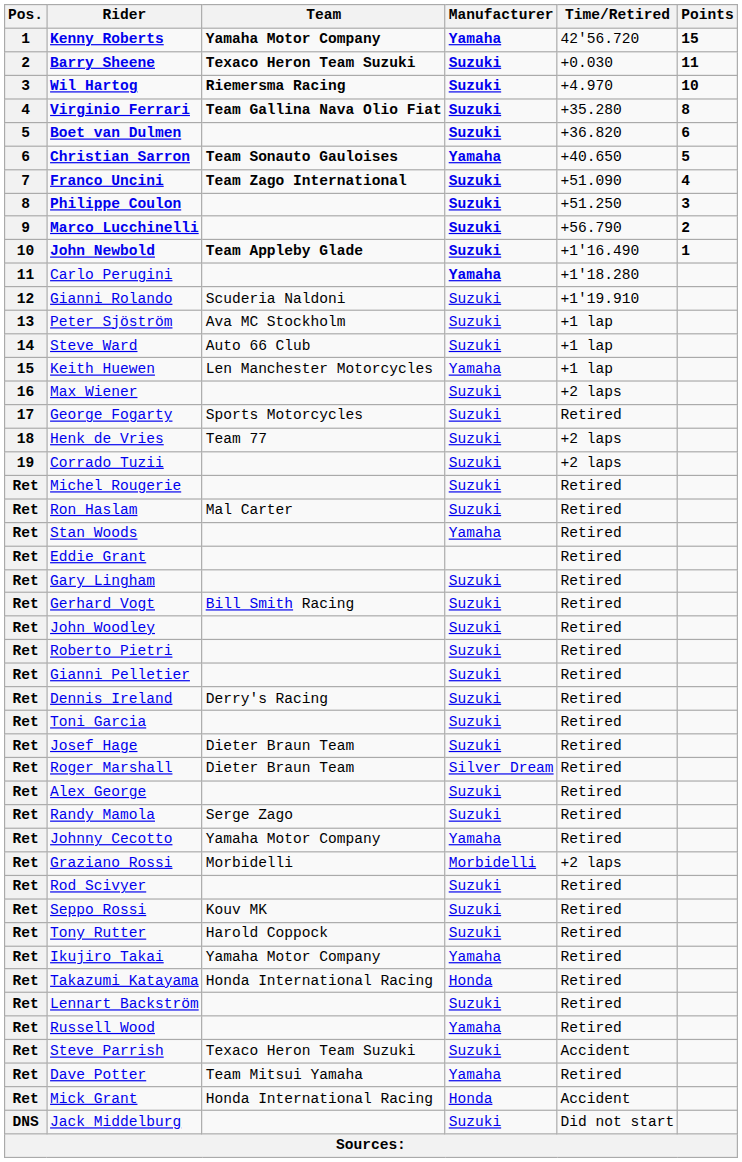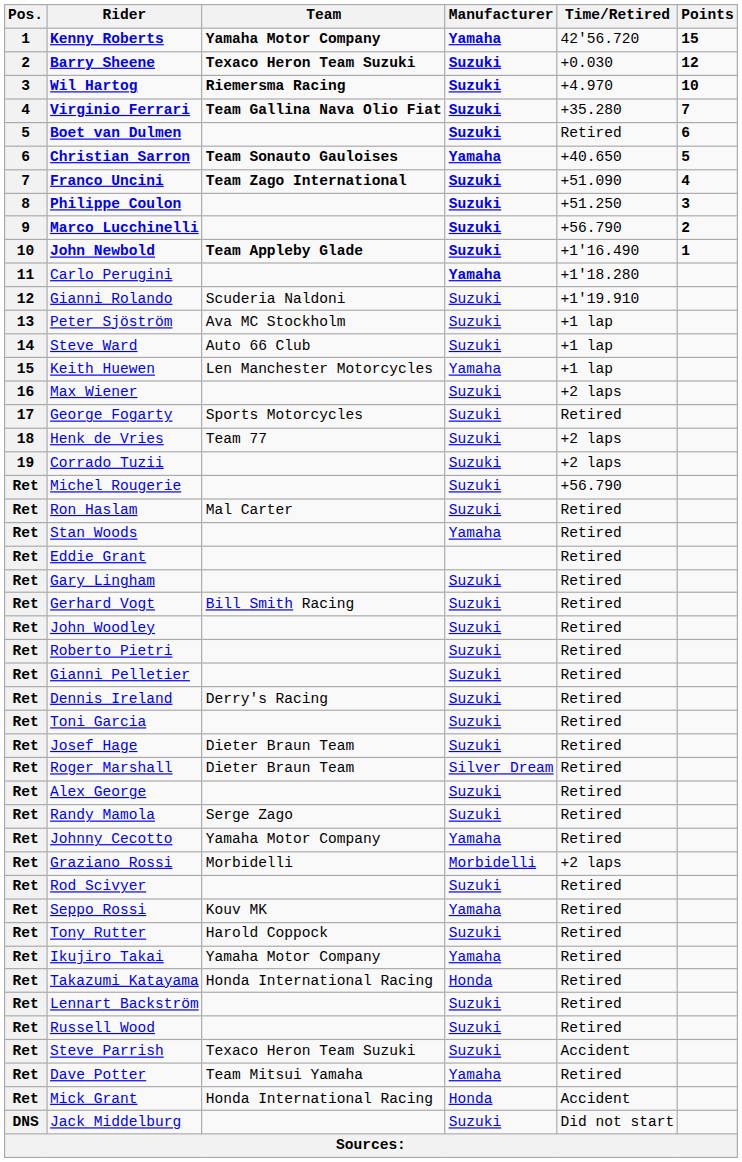(690, 64) 11 -> (690, 64) 12
(686, 111) 8 -> (686, 111) 7
(591, 134) +36.820 -> (591, 134) Retired
(591, 487) Retired -> (591, 487) +56.790
(475, 911) Suzuki -> (475, 911) Yamaha
(475, 1028) Yamaha -> (475, 1028) Suzuki
